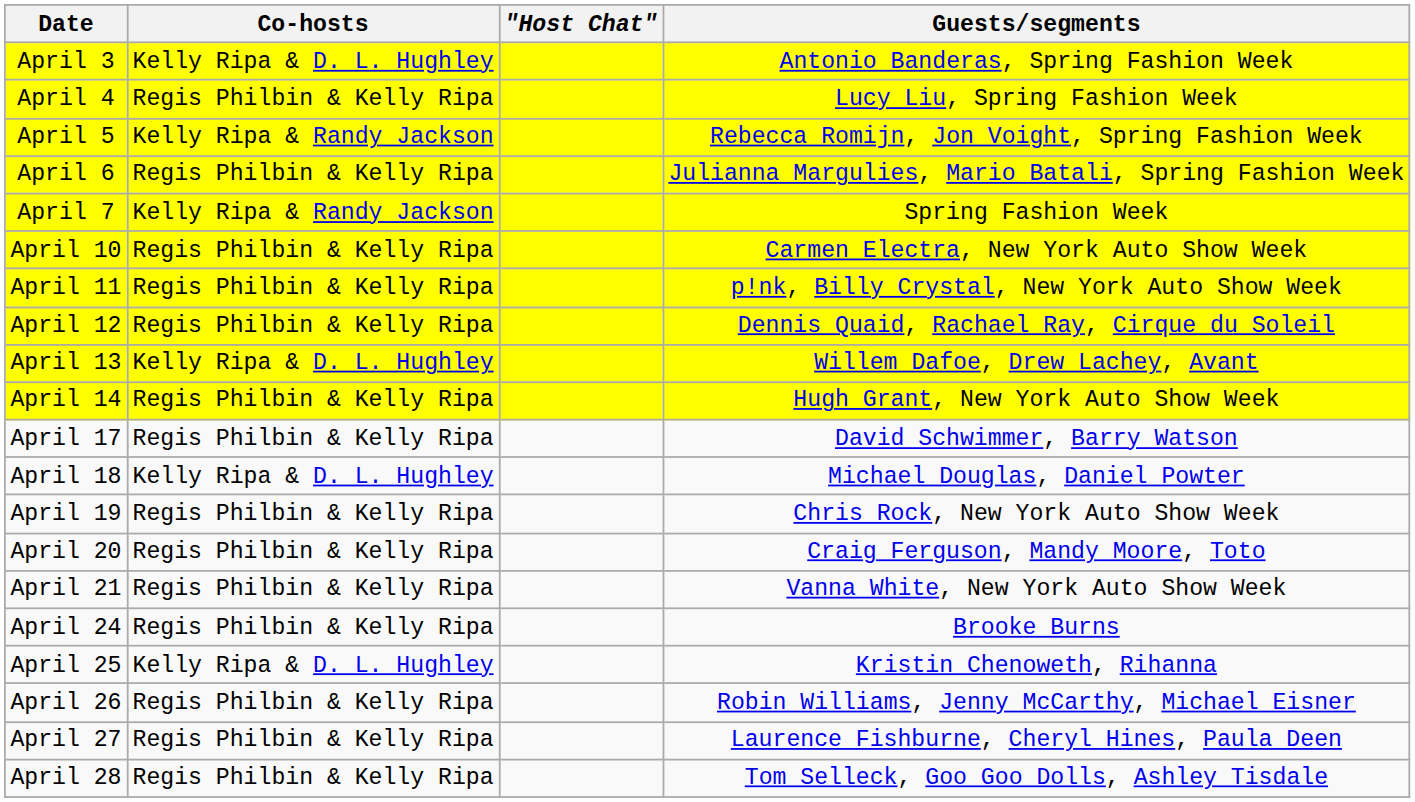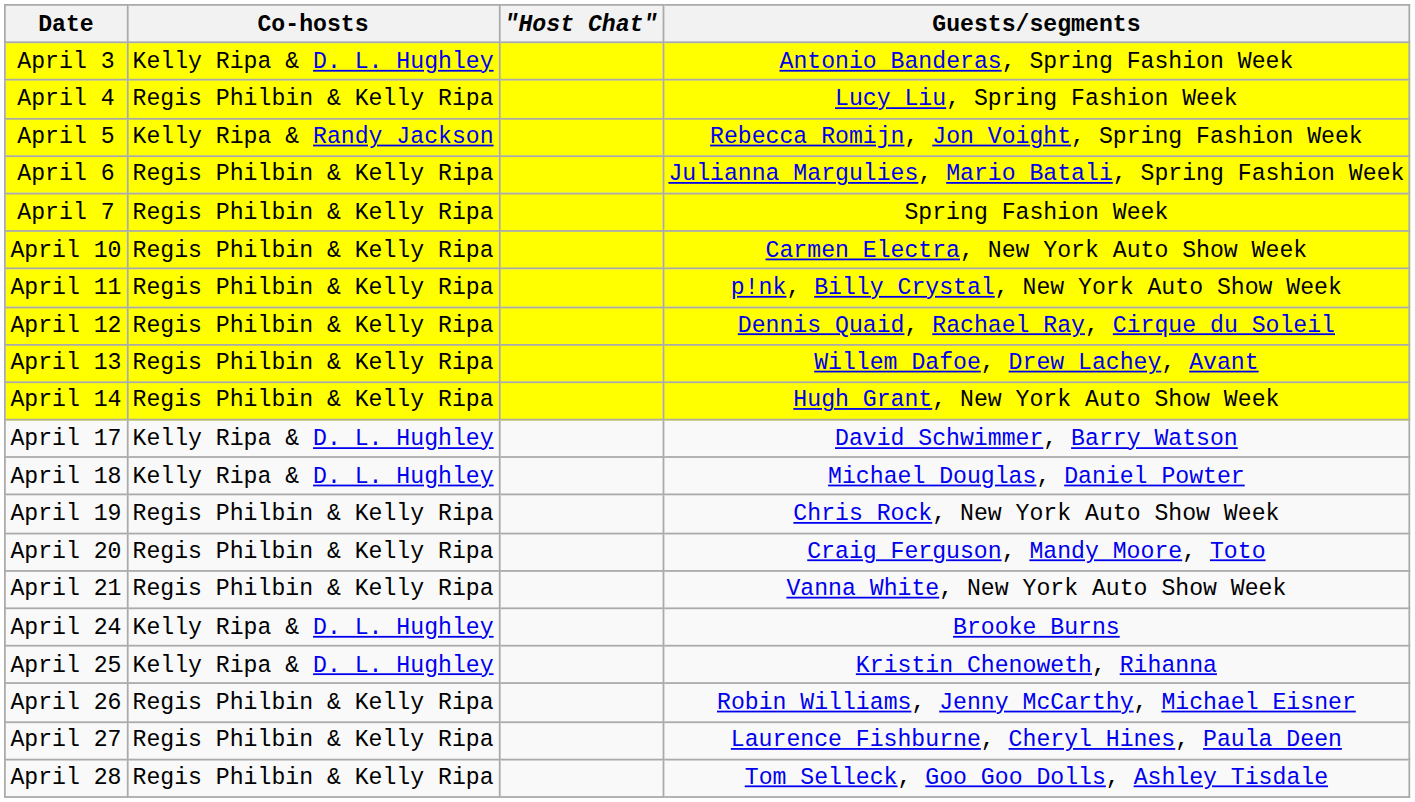(313, 212) Kelly Ripa & Randy Jackson -> (313, 212) Regis Philbin & Kelly Ripa
(313, 363) Kelly Ripa & D. L. Hughley -> (313, 363) Regis Philbin & Kelly Ripa
(313, 439) Regis Philbin & Kelly Ripa -> (313, 439) Kelly Ripa & D. L. Hughley
(313, 627) Regis Philbin & Kelly Ripa -> (313, 627) Kelly Ripa & D. L. Hughley
